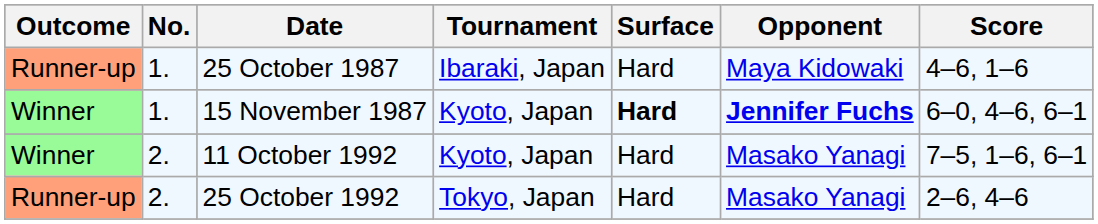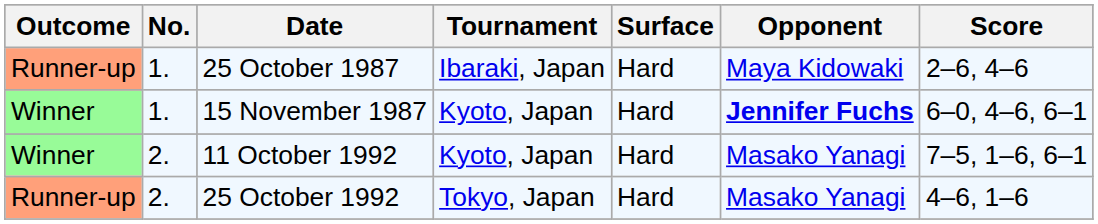(977, 68) 4–6, 1–6 -> (977, 68) 2–6, 4–6
(647, 111) bold -> (646, 111) normal
(977, 196) 2–6, 4–6 -> (977, 196) 4–6, 1–6
